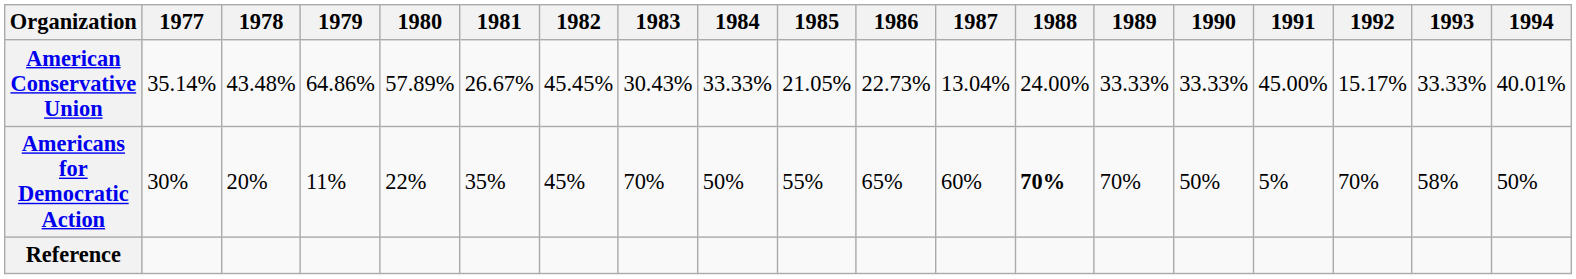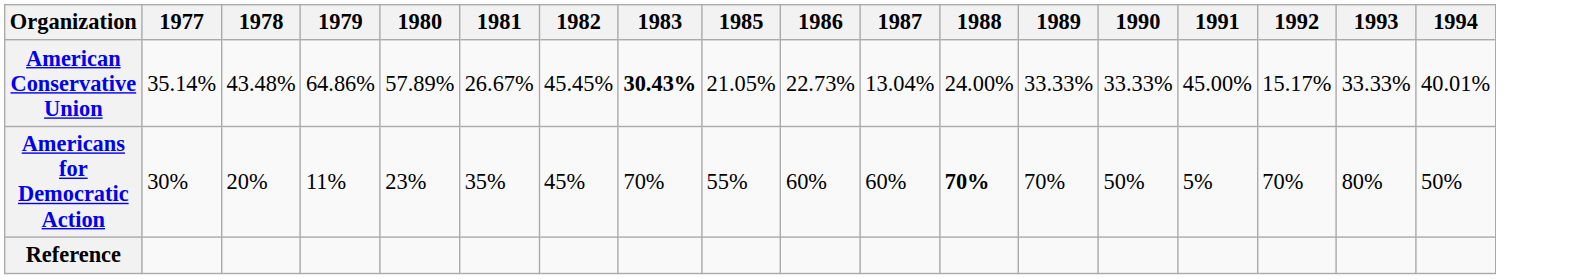- column: (737, 22)
(658, 82) normal -> (660, 82) bold
(406, 181) 22% -> (406, 181) 23%
(882, 181) 65% -> (806, 181) 60%
(1438, 181) 58% -> (1362, 181) 80%
